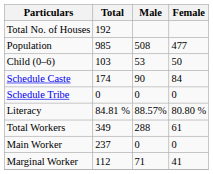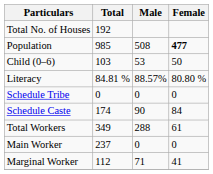(179, 45) normal -> (179, 45) bold
rows swapped: (39, 78) <-> (24, 111)
